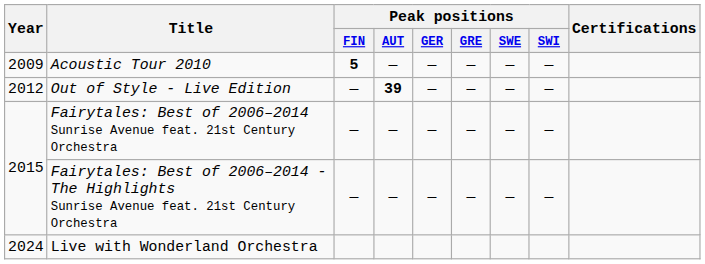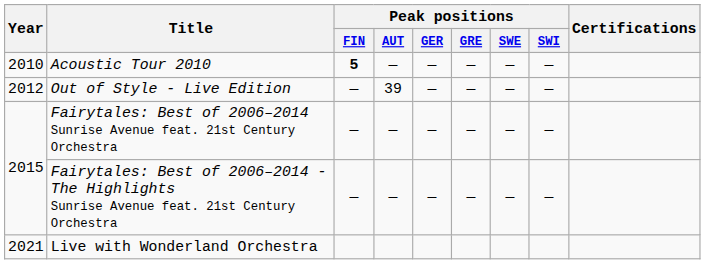(26, 65) 2009 -> (26, 65) 2010
(393, 89) bold -> (393, 89) normal
(26, 247) 2024 -> (26, 247) 2021
